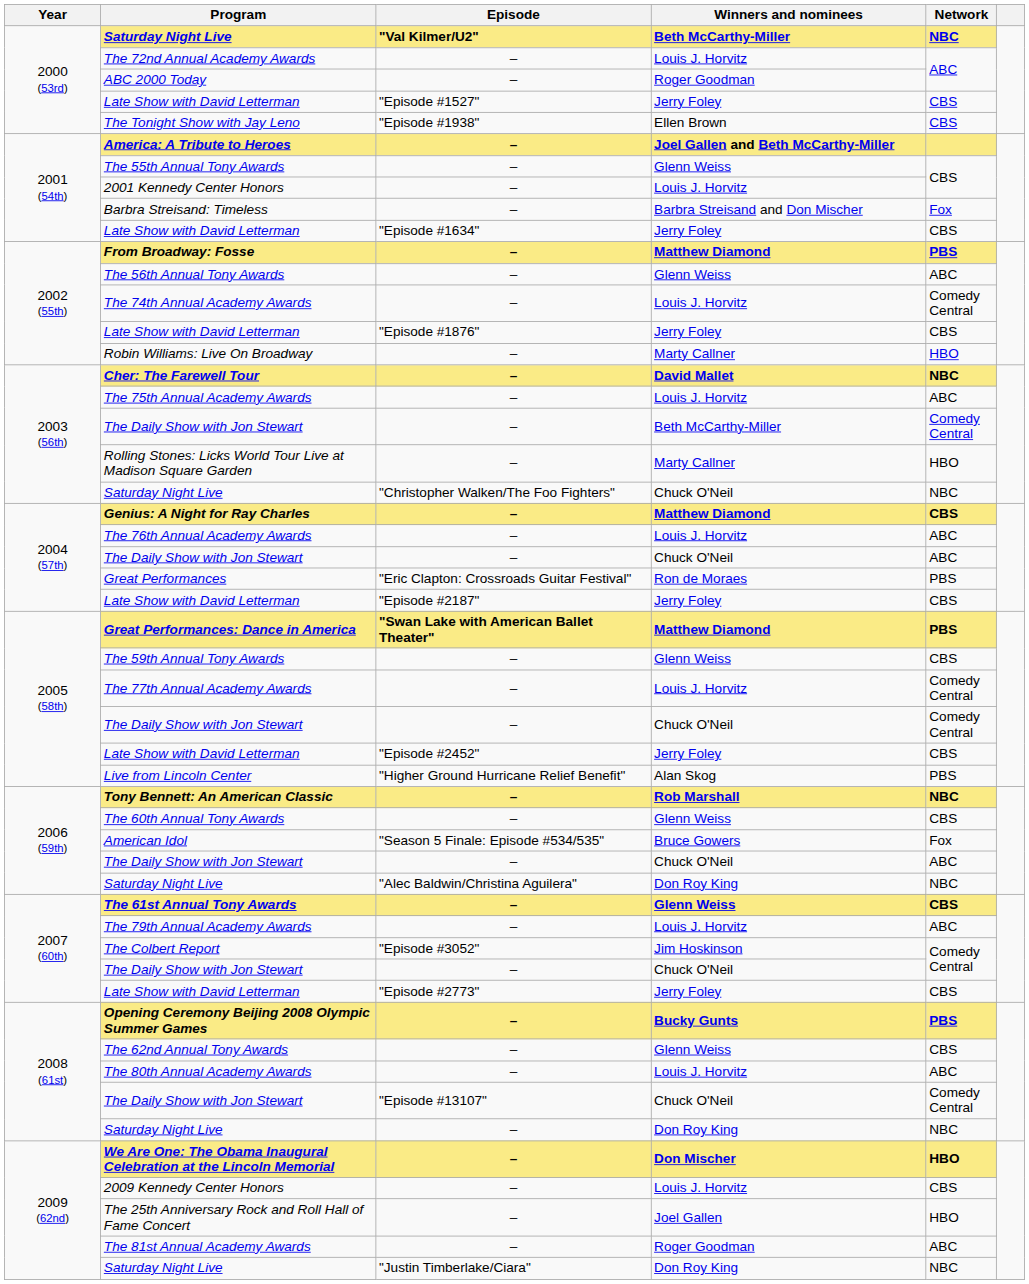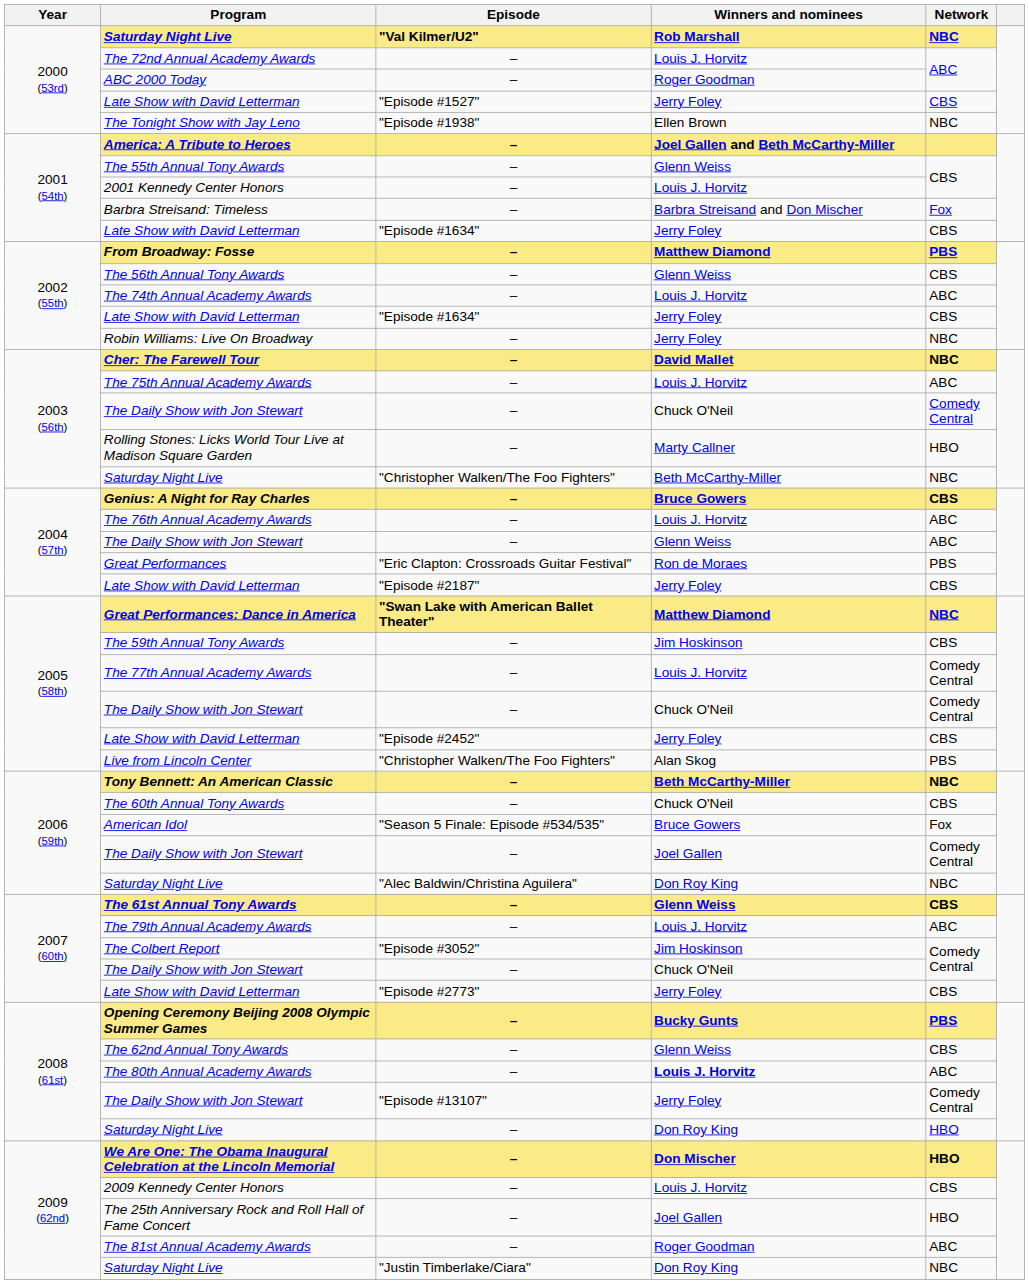(722, 36) Beth McCarthy-Miller -> (697, 36) Rob Marshall
(943, 123) CBS -> (944, 123) NBC
(943, 274) ABC -> (943, 274) CBS
(955, 303) Comedy Central -> (943, 295) ABC
(429, 332) "Episode #1876" -> (429, 317) "Episode #1634"
(695, 354) Marty Callner -> (688, 338) Jerry Foley
(944, 354) HBO -> (944, 338) NBC
(718, 426) Beth McCarthy-Miller -> (694, 411) Chuck O'Neil
(694, 492) Chuck O'Neil -> (718, 477) Beth McCarthy-Miller
(712, 514) Matthew Diamond -> (700, 498) Bruce Gowers
(694, 557) Chuck O'Neil -> (693, 541) Glenn Weiss
(943, 629) PBS -> (944, 614) NBC
(693, 658) Glenn Weiss -> (698, 643) Jim Hoskinson
(502, 775) "Higher Ground Hurricane Relief Benefit" -> (497, 760) "Christopher Walken/The Foo Fighters"
(697, 797) Rob Marshall -> (722, 781) Beth McCarthy-Miller
(693, 818) Glenn Weiss -> (694, 803) Chuck O'Neil
(694, 861) Chuck O'Neil -> (688, 854) Joel Gallen
(943, 861) ABC -> (955, 854) Comedy Central
(701, 1071) normal -> (705, 1071) bold
(694, 1100) Chuck O'Neil -> (688, 1100) Jerry Foley
(944, 1129) NBC -> (944, 1129) HBO
